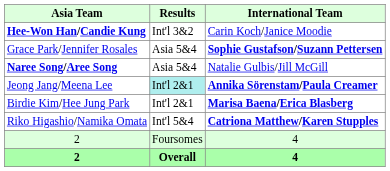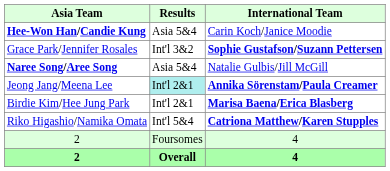(173, 31) Int'l 3&2 -> (174, 31) Asia 5&4
(174, 49) Asia 5&4 -> (173, 49) Int'l 3&2
